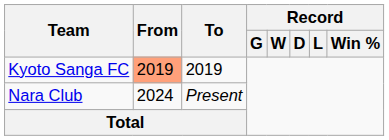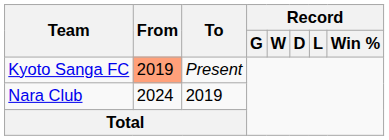(204, 69) 2019 -> (214, 69) Present
(214, 95) Present -> (204, 95) 2019
